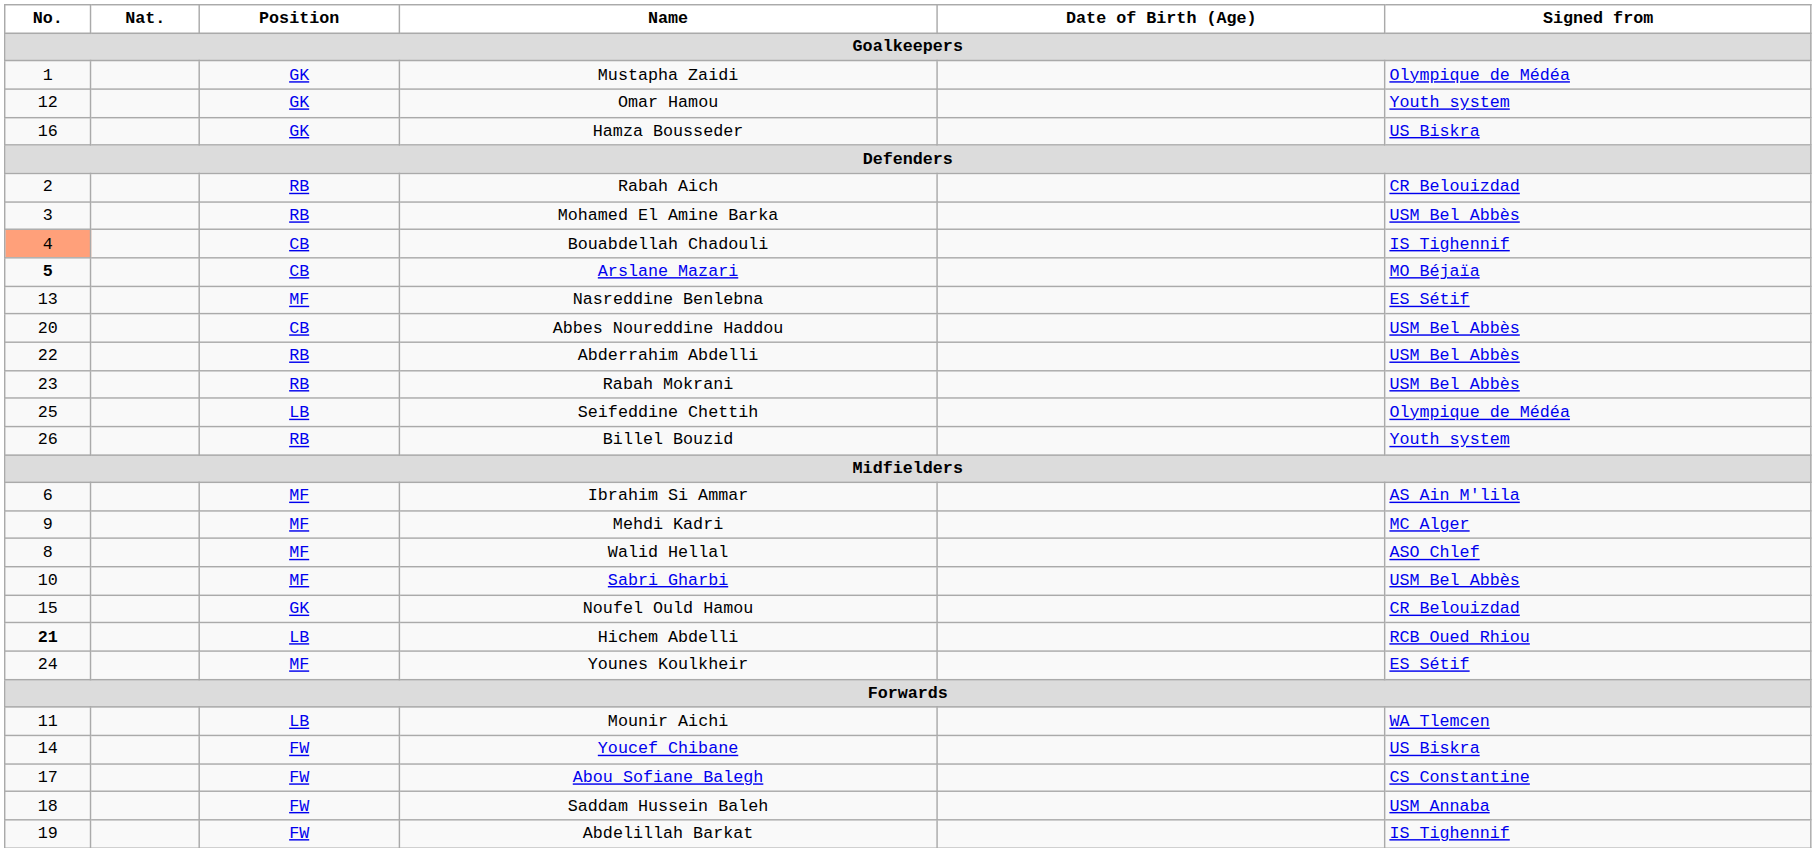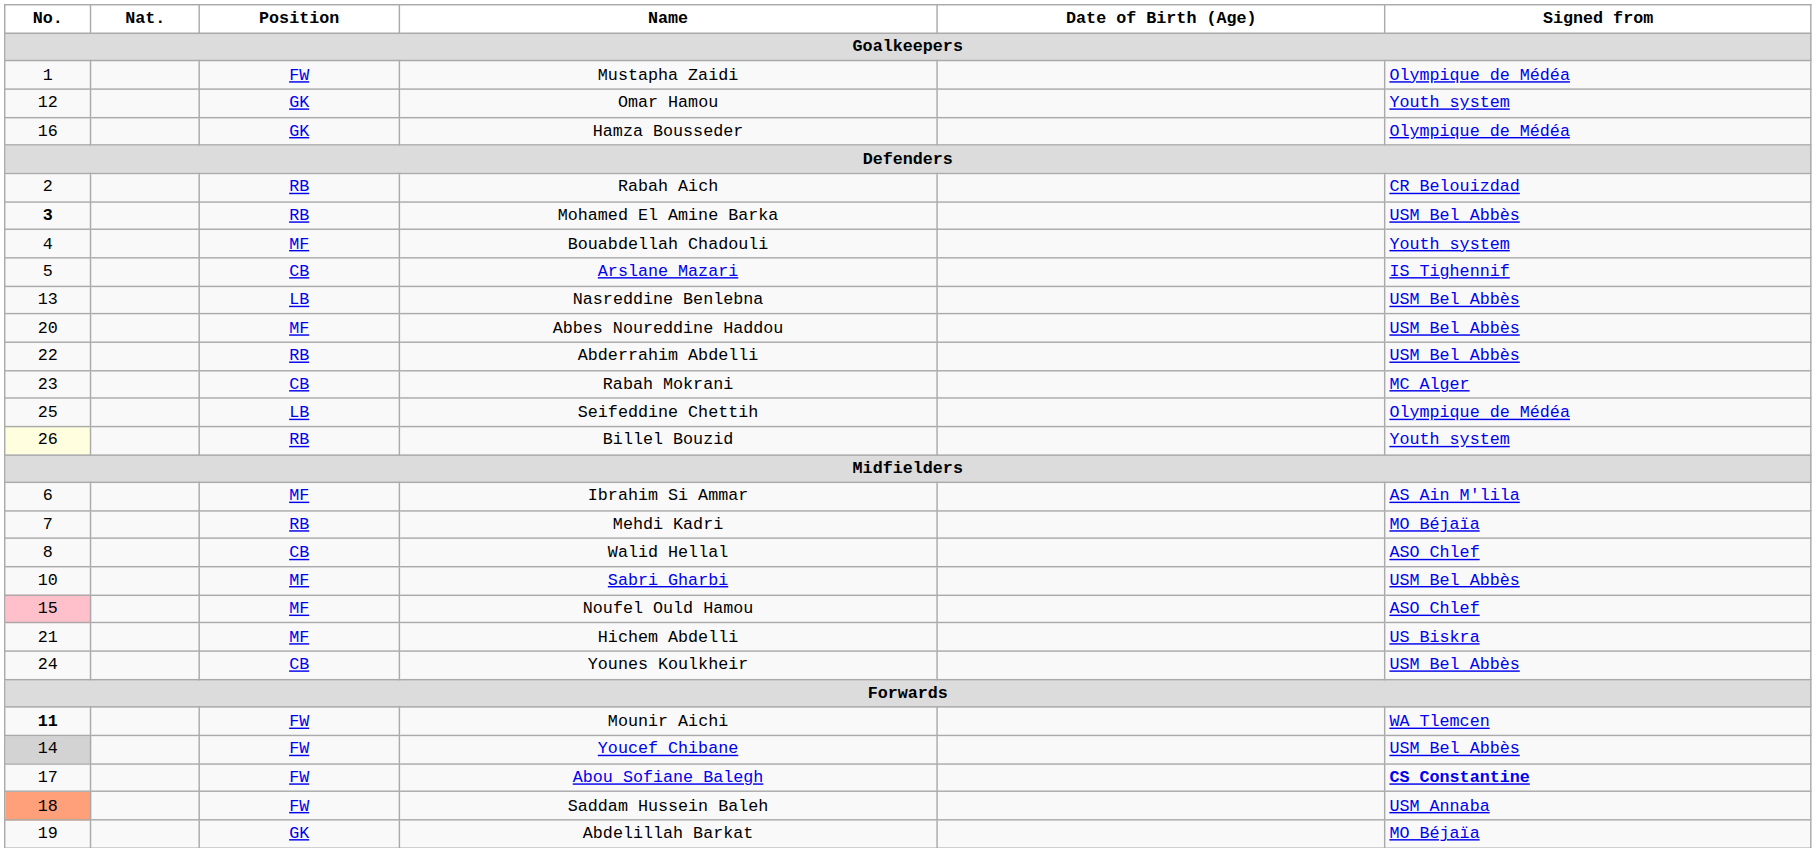(299, 75) GK -> (299, 75) FW
(1435, 131) US Biskra -> (1480, 131) Olympique de Médéa
(48, 215) normal -> (48, 215) bold
(48, 243) lightsalmon background -> (48, 243) no background
(299, 243) CB -> (299, 243) MF
(1450, 243) IS Tighennif -> (1450, 243) Youth system
(48, 271) bold -> (48, 271) normal
(1435, 271) MO Béjaïa -> (1450, 271) IS Tighennif
(299, 300) MF -> (299, 300) LB
(1430, 300) ES Sétif -> (1455, 300) USM Bel Abbès
(299, 328) CB -> (299, 328) MF
(299, 384) RB -> (299, 384) CB
(1455, 384) USM Bel Abbès -> (1430, 384) MC Alger
(48, 440) no background -> (48, 440) lightyellow background
(48, 524) 9 -> (48, 524) 7
(299, 524) MF -> (299, 524) RB
(1430, 524) MC Alger -> (1435, 524) MO Béjaïa
(299, 553) MF -> (299, 553) CB
(48, 609) no background -> (48, 609) pink background
(299, 609) GK -> (299, 609) MF
(1455, 609) CR Belouizdad -> (1435, 609) ASO Chlef
(48, 637) bold -> (48, 637) normal
(299, 637) LB -> (299, 637) MF
(1460, 637) RCB Oued Rhiou -> (1435, 637) US Biskra
(299, 665) MF -> (299, 665) CB
(1430, 665) ES Sétif -> (1455, 665) USM Bel Abbès
(48, 721) normal -> (48, 721) bold
(299, 721) LB -> (299, 721) FW
(48, 749) no background -> (48, 749) lightgrey background
(1435, 749) US Biskra -> (1455, 749) USM Bel Abbès
(1460, 777) normal -> (1460, 777) bold
(48, 805) no background -> (48, 805) lightsalmon background
(299, 834) FW -> (299, 834) GK
(1450, 834) IS Tighennif -> (1435, 834) MO Béjaïa
